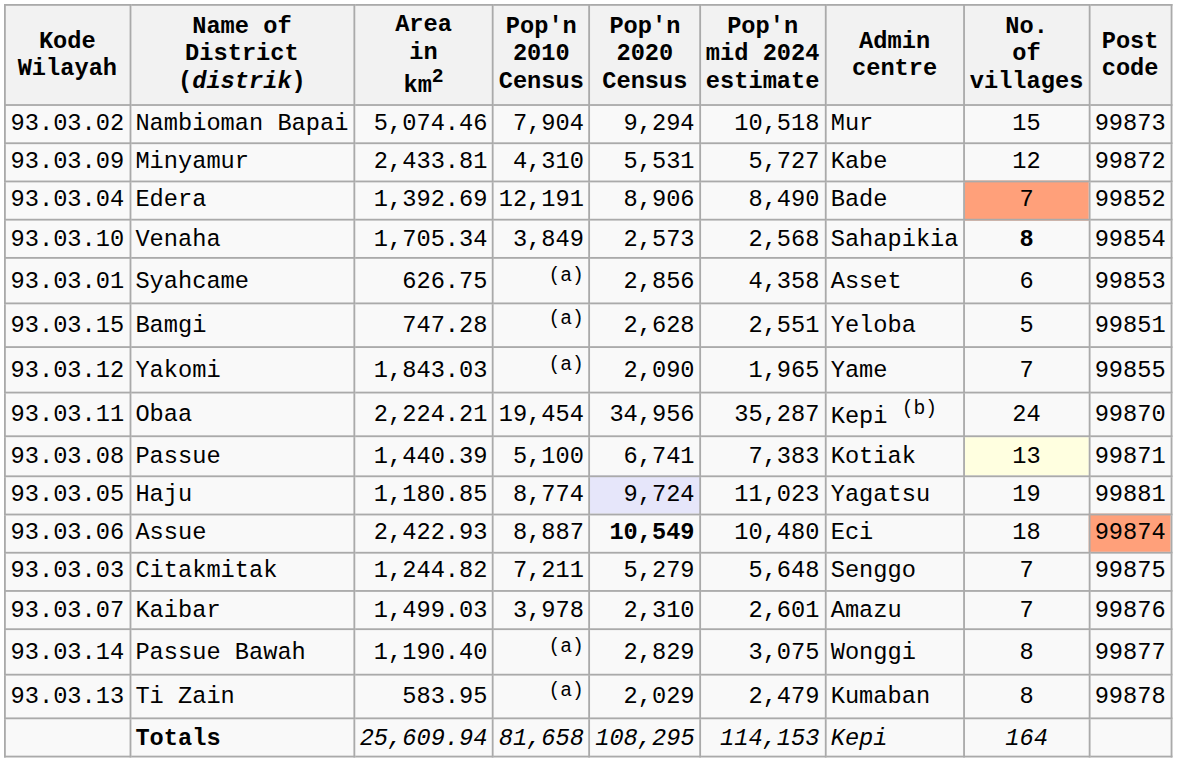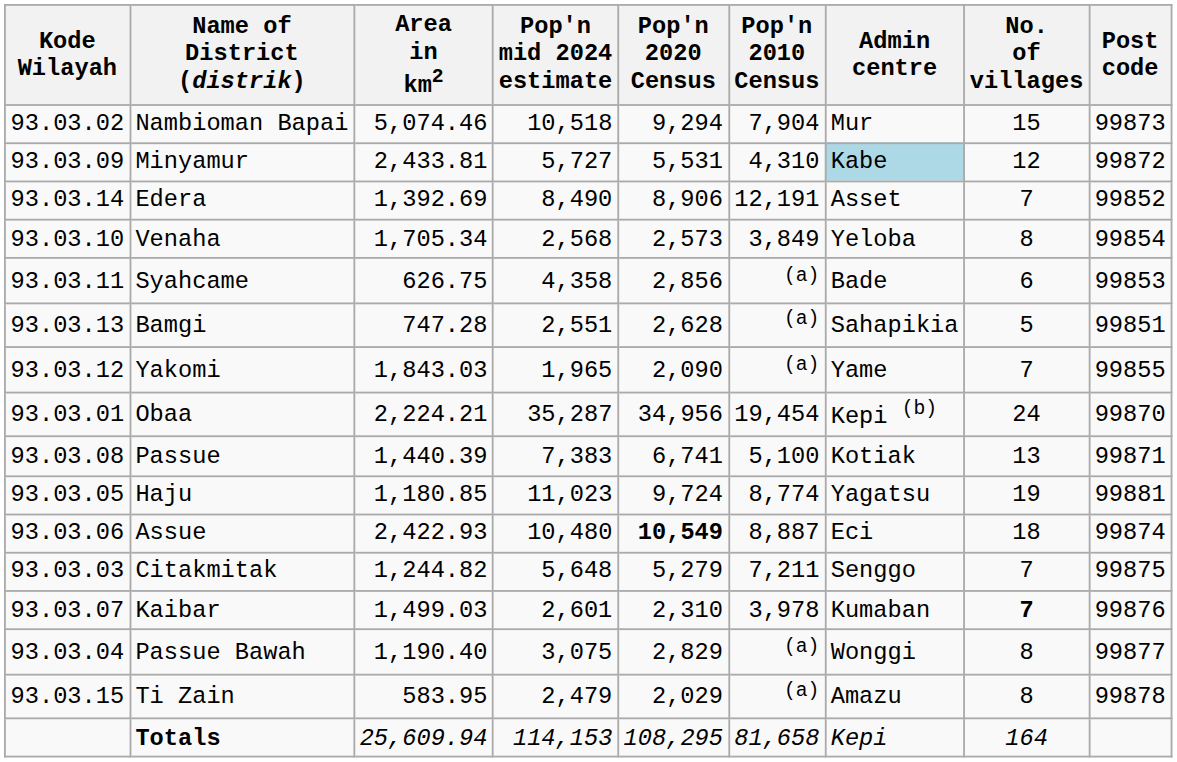columns swapped: (541, 55) <-> (763, 55)
(859, 162) no background -> (859, 162) lightblue background
(67, 201) 93.03.04 -> (67, 201) 93.03.14
(859, 201) Bade -> (866, 201) Asset
(1027, 201) lightsalmon background -> (1027, 201) no background
(895, 239) Sahapikia -> (873, 239) Yeloba
(1027, 239) bold -> (1027, 239) normal
(67, 281) 93.03.01 -> (67, 281) 93.03.11
(866, 281) Asset -> (859, 281) Bade
(67, 325) 93.03.15 -> (67, 325) 93.03.13
(873, 325) Yeloba -> (895, 325) Sahapikia
(67, 415) 93.03.11 -> (67, 415) 93.03.01
(1027, 456) lightyellow background -> (1027, 456) no background
(659, 495) lavender background -> (687, 495) no background
(1130, 533) lightsalmon background -> (1130, 533) no background
(866, 610) Amazu -> (880, 610) Kumaban
(1027, 610) normal -> (1027, 610) bold
(67, 652) 93.03.14 -> (67, 652) 93.03.04
(67, 697) 93.03.13 -> (67, 697) 93.03.15
(880, 697) Kumaban -> (866, 697) Amazu
